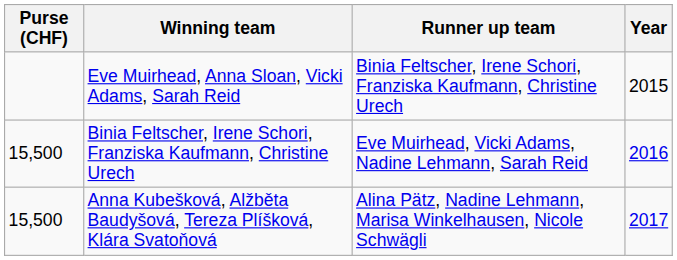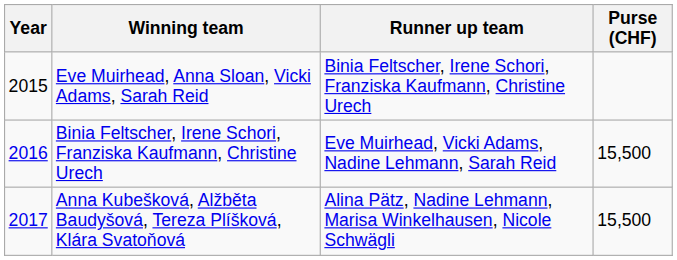columns swapped: (649, 28) <-> (44, 28)
